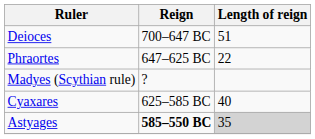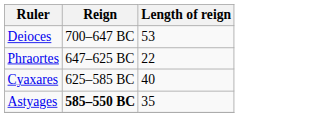(224, 36) 51 -> (148, 36) 53
- row: (71, 79)
(224, 123) lightgrey background -> (148, 101) no background
